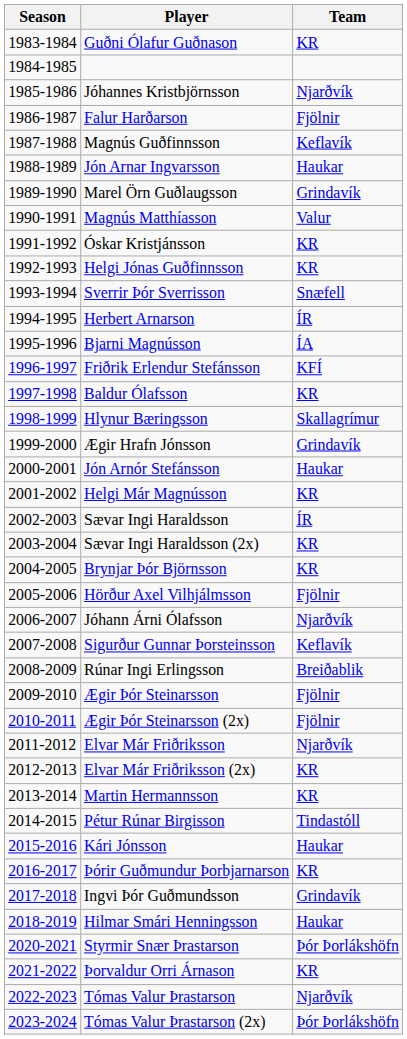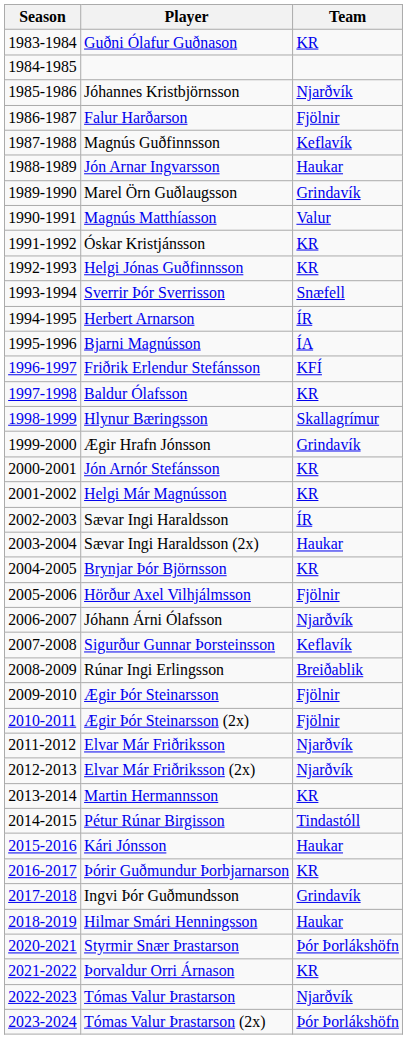(320, 469) Haukar -> (307, 469) KR
(307, 544) KR -> (320, 544) Haukar
(307, 770) KR -> (325, 770) Njarðvík
